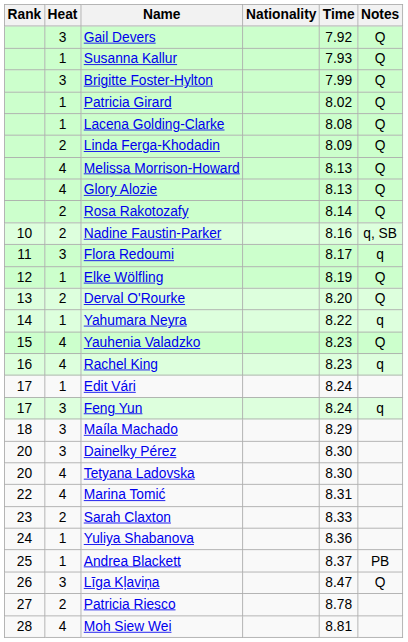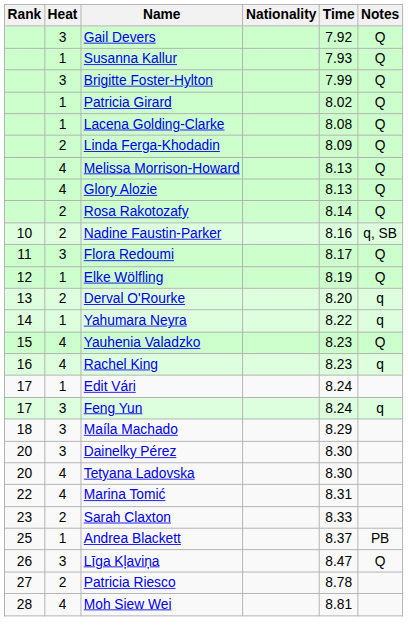(380, 255) q -> (380, 255) Q
(380, 299) Q -> (380, 299) q
- row: (139, 539)
